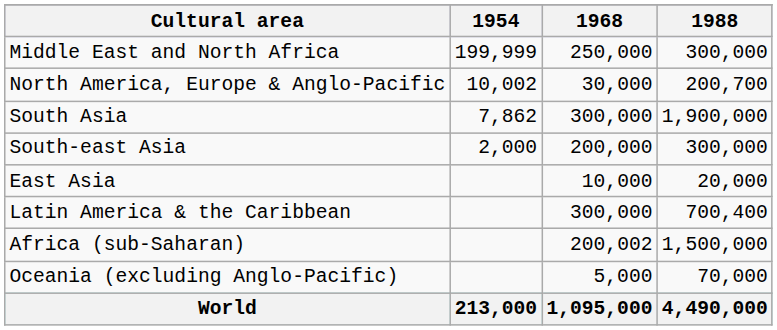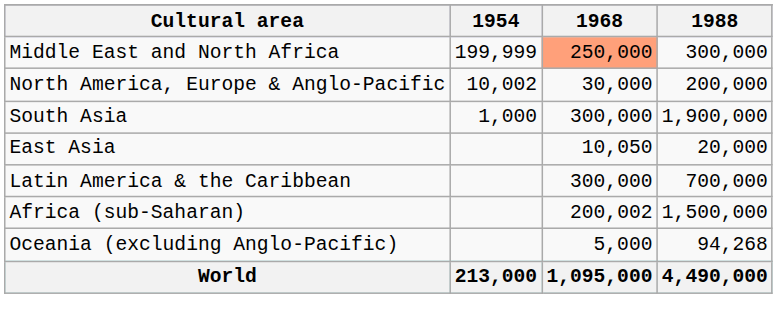(611, 53) no background -> (611, 53) lightsalmon background
(727, 85) 200,700 -> (727, 85) 200,000
(508, 117) 7,862 -> (508, 117) 1,000
- row: (98, 149)
(617, 181) 10,000 -> (617, 149) 10,050
(727, 213) 700,400 -> (727, 181) 700,000
(733, 277) 70,000 -> (733, 245) 94,268
